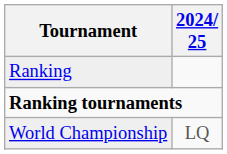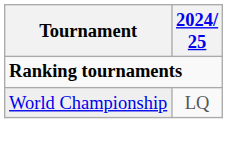- row: (40, 71)
